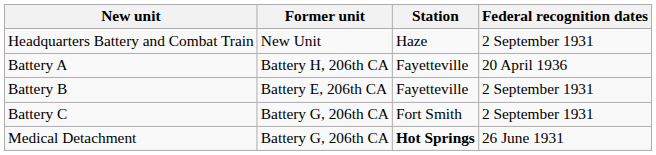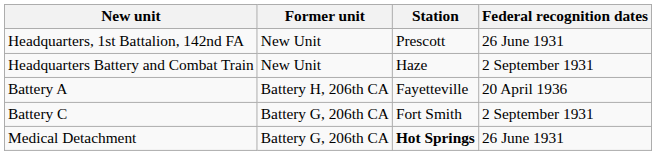+ row: (126, 41)
- row: (38, 89)
